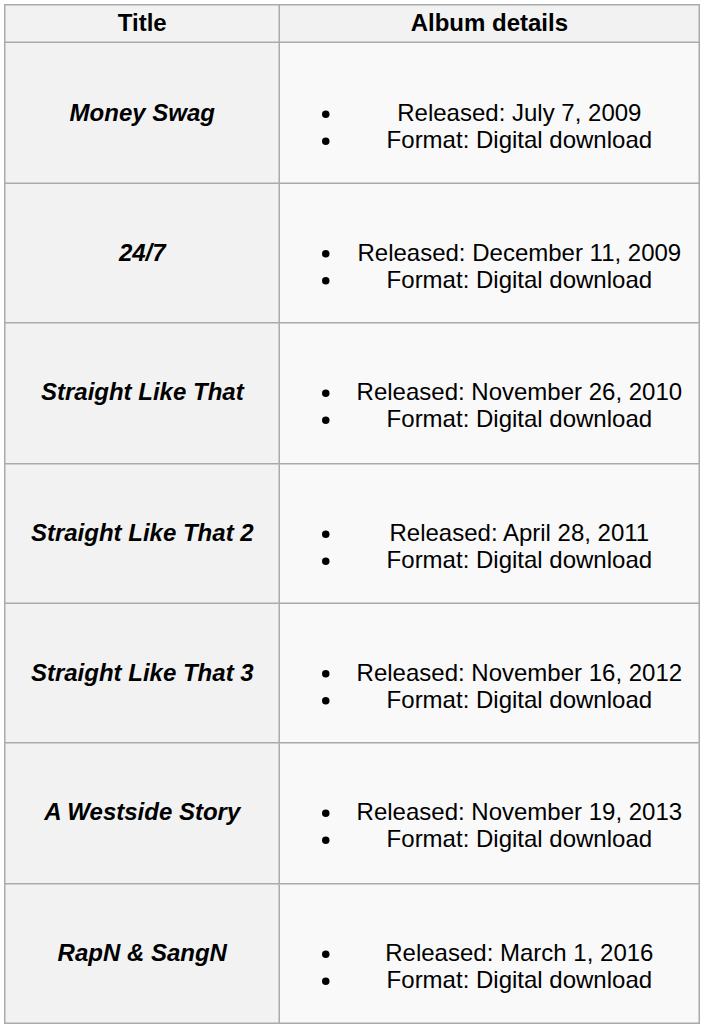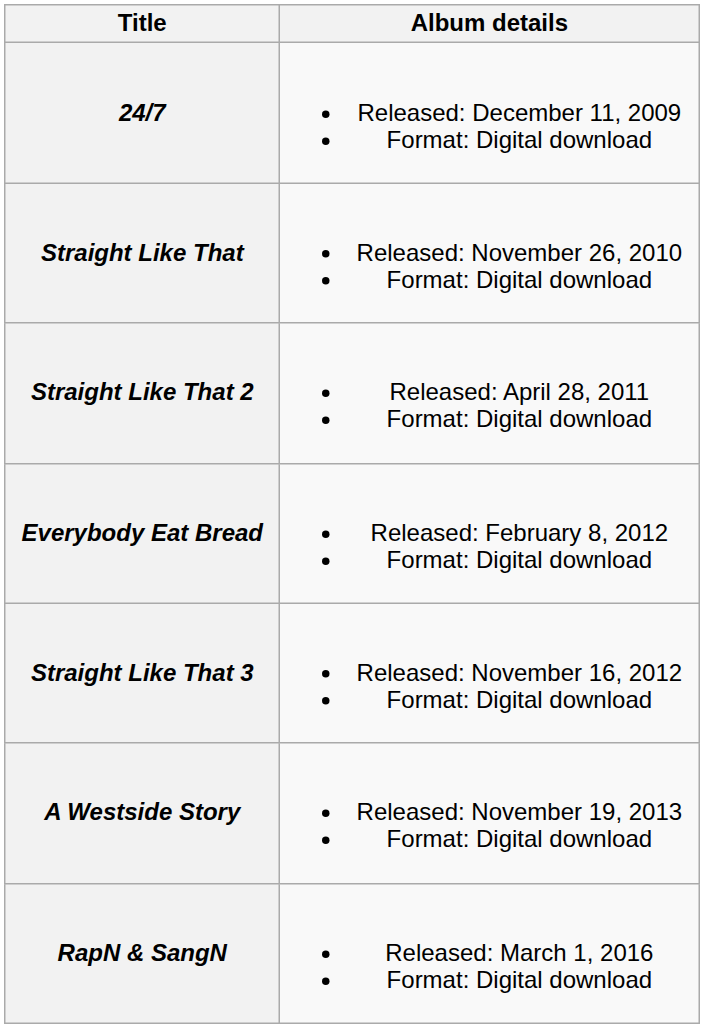- row: (142, 112)
+ row: (142, 532)
